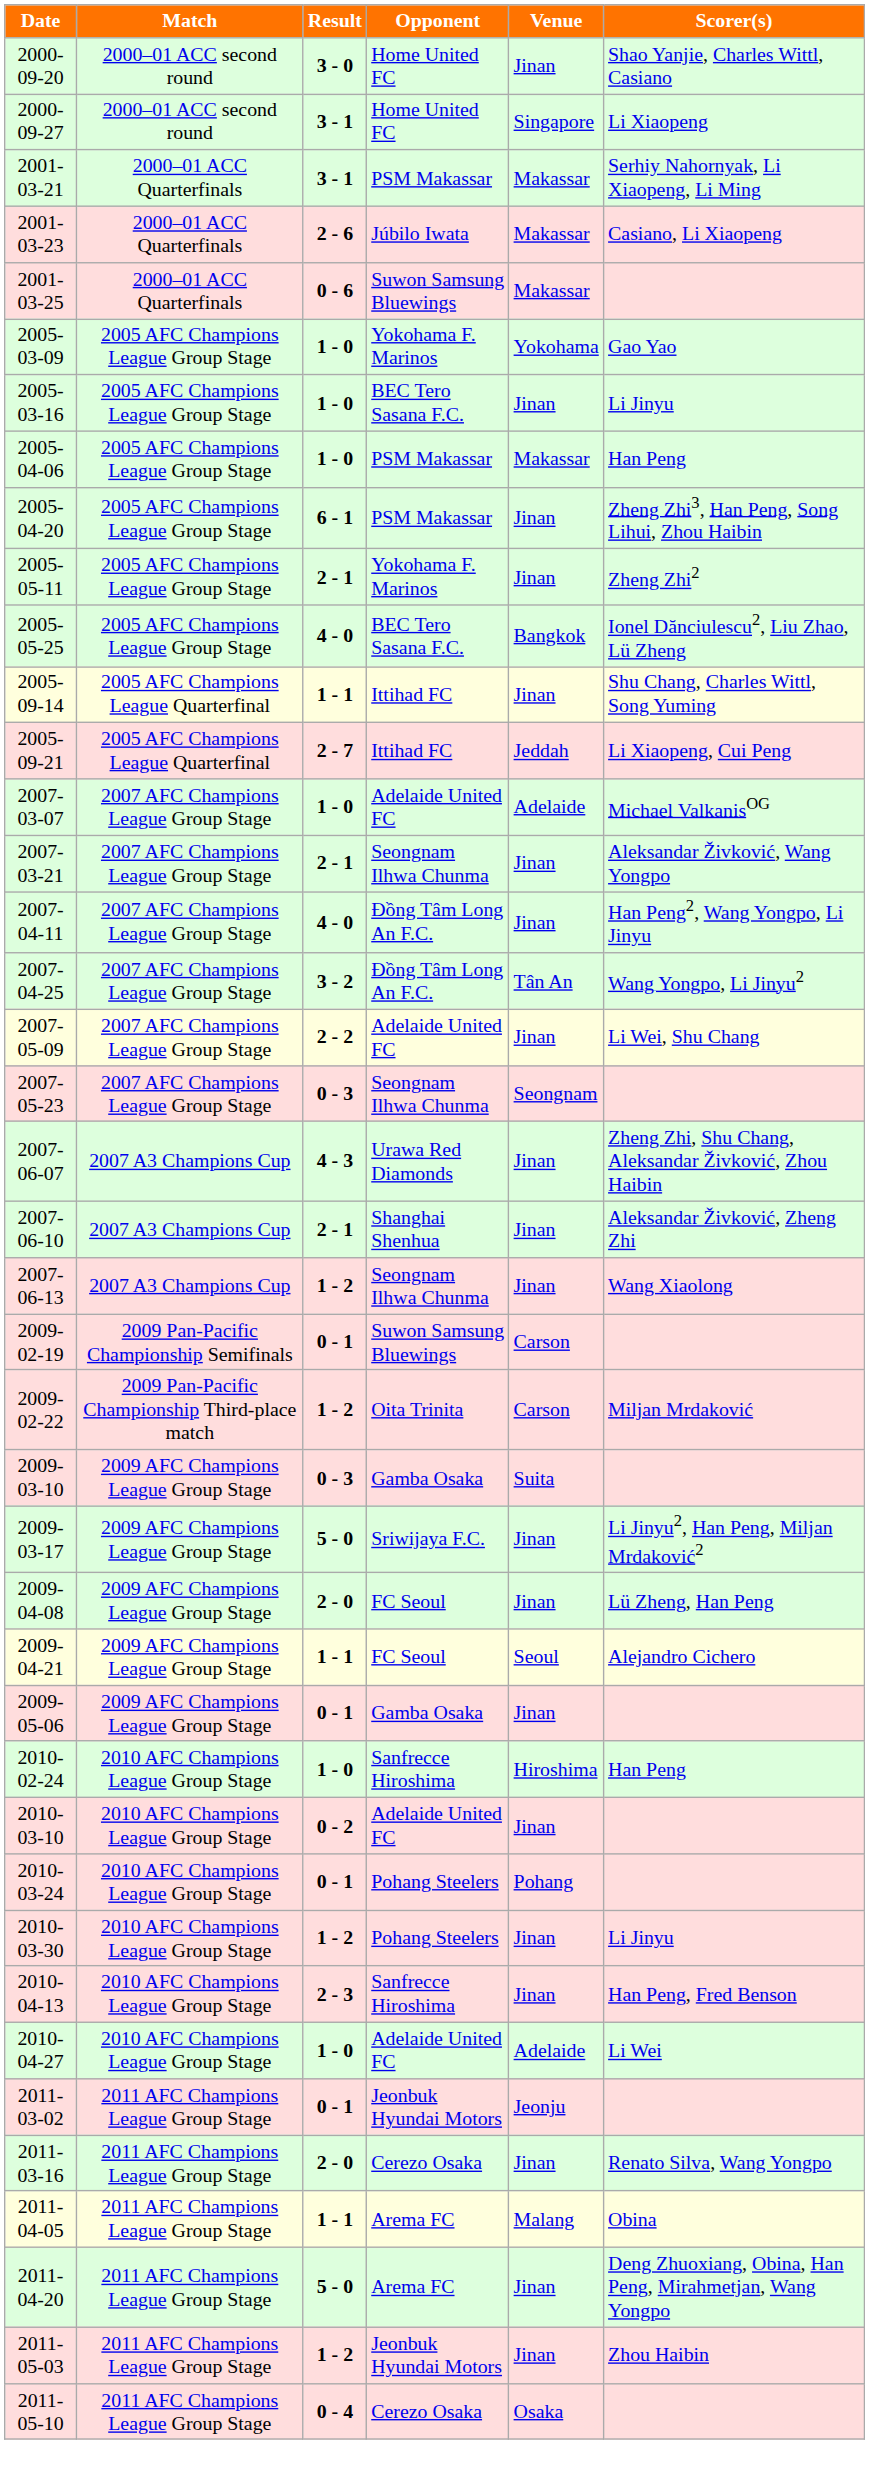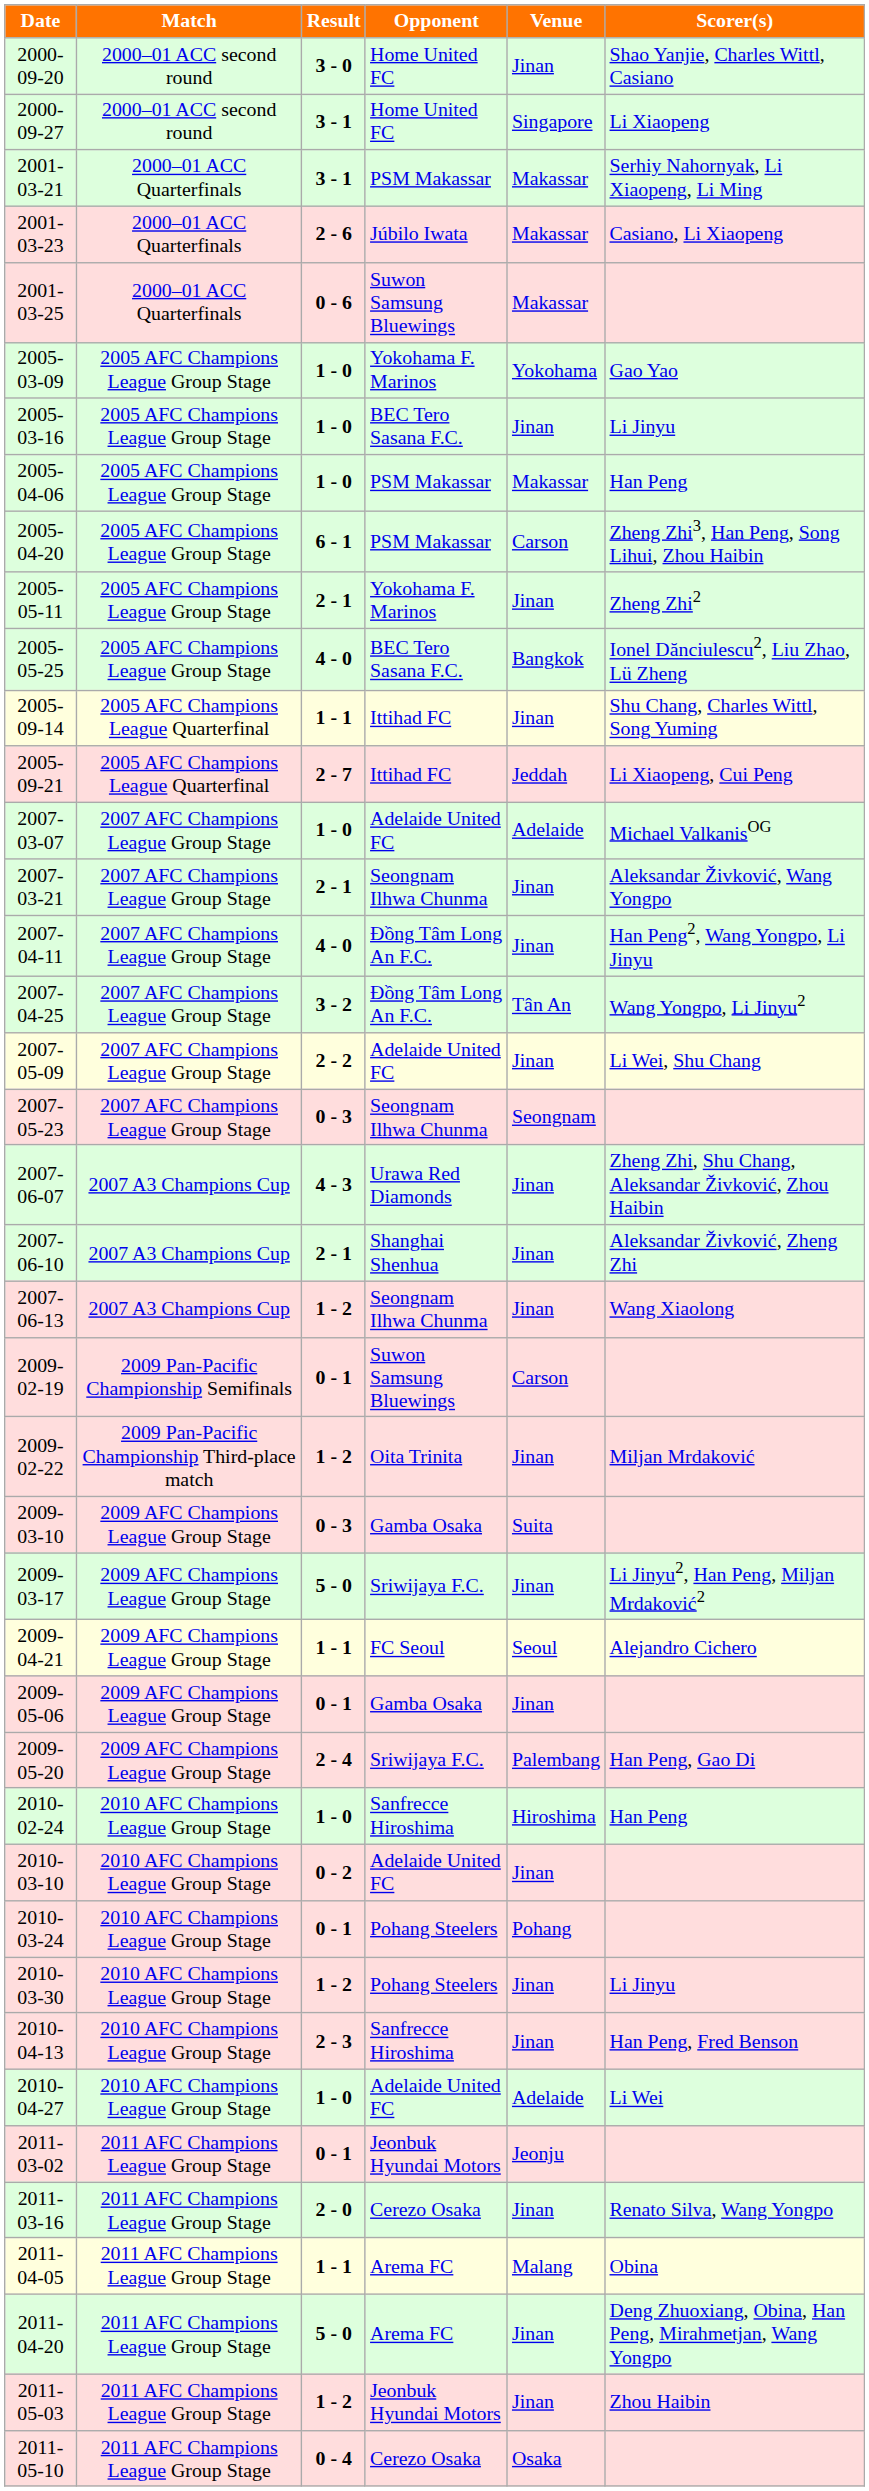(535, 518) Jinan -> (540, 541) Carson
(542, 1410) Carson -> (533, 1457) Jinan
- row: (41, 1601)
+ row: (40, 1760)
